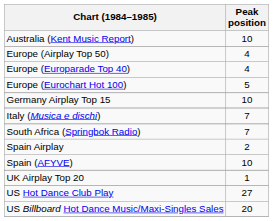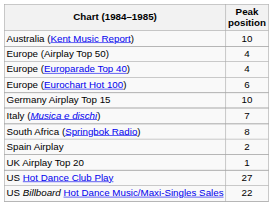(247, 85) 5 -> (247, 85) 6
(247, 131) 7 -> (247, 131) 8
- row: (40, 162)
(247, 208) 20 -> (247, 193) 22
